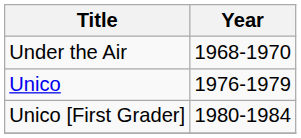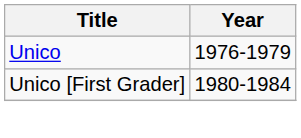- row: (68, 52)
